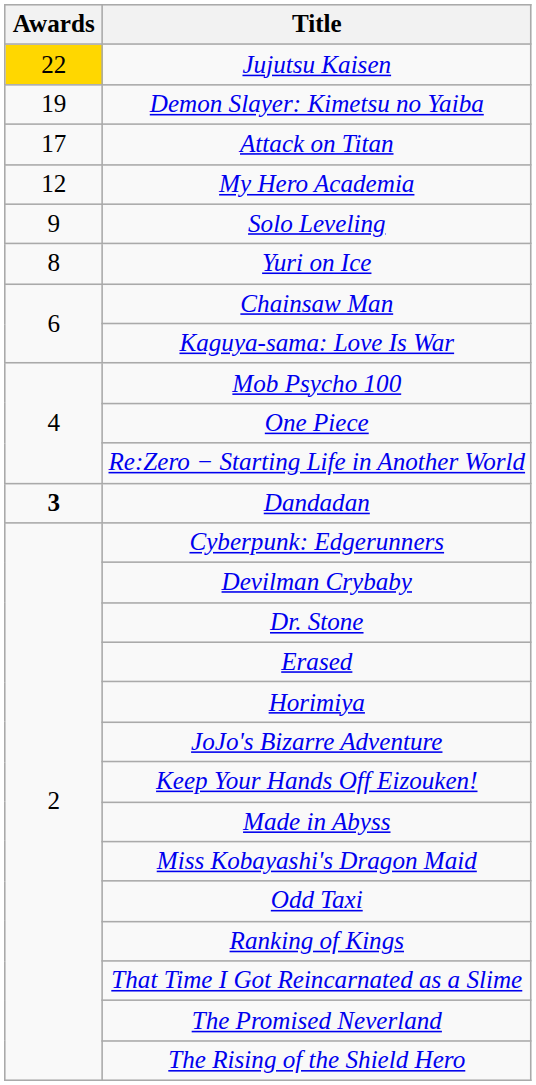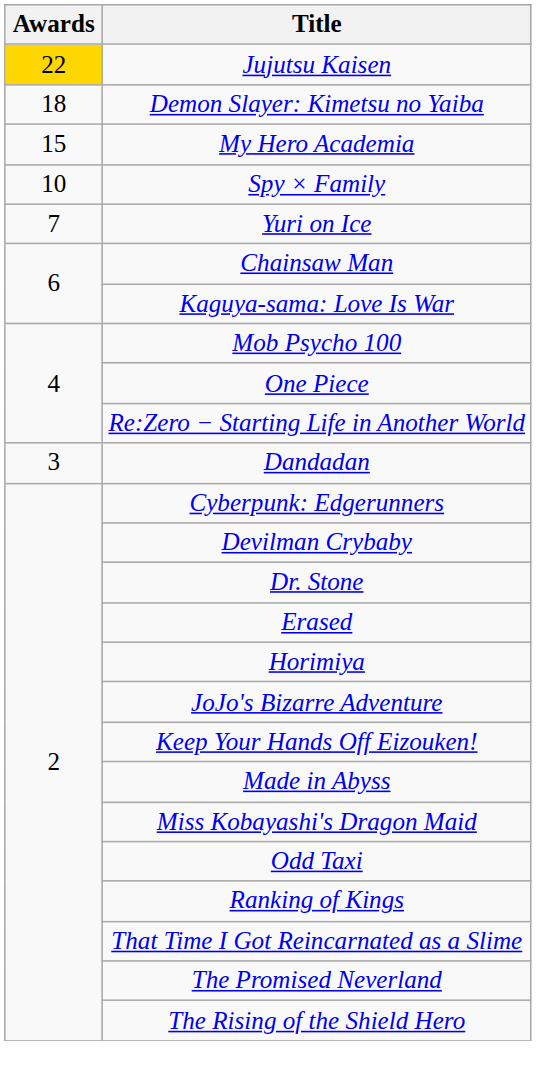(54, 104) 19 -> (54, 104) 18
- row: (317, 143)
(54, 183) 12 -> (54, 143) 15
+ row: (317, 183)
- row: (317, 223)
(54, 263) 8 -> (54, 223) 7
(54, 502) bold -> (54, 462) normal
